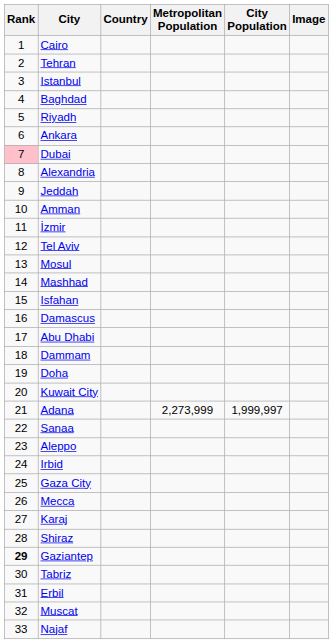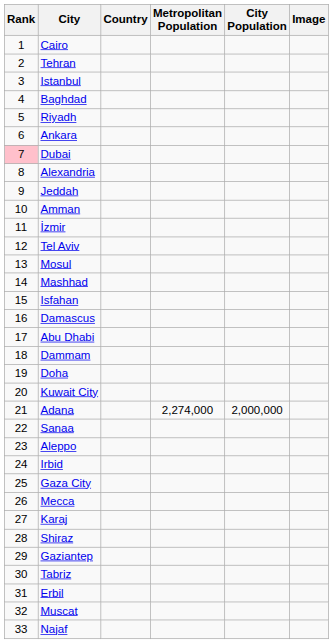(187, 410) 2,273,999 -> (187, 410) 2,274,000
(257, 410) 1,999,997 -> (257, 410) 2,000,000
(21, 556) bold -> (21, 556) normal
